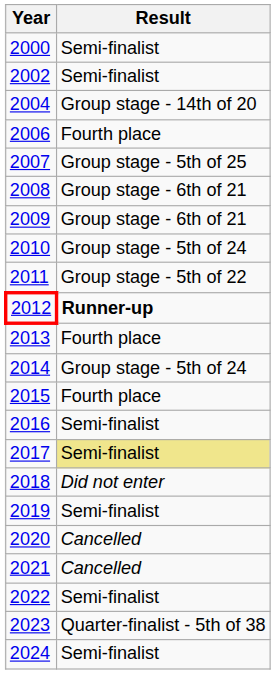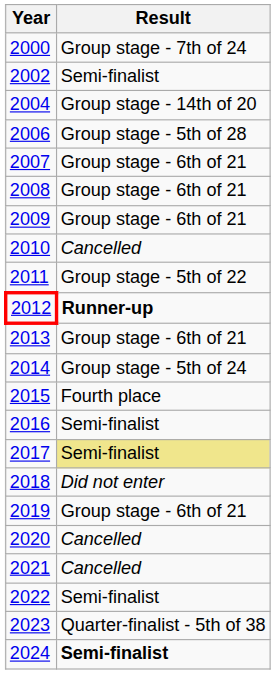(110, 47) Semi-finalist -> (154, 47) Group stage - 7th of 24
(111, 133) Fourth place -> (154, 133) Group stage - 5th of 28
(154, 162) Group stage - 5th of 25 -> (154, 162) Group stage - 6th of 21
(154, 248) Group stage - 5th of 24 -> (101, 248) Cancelled
(111, 338) Fourth place -> (154, 338) Group stage - 6th of 21
(110, 510) Semi-finalist -> (154, 510) Group stage - 6th of 21
(110, 654) normal -> (114, 654) bold
